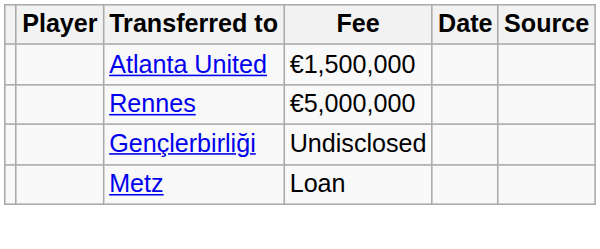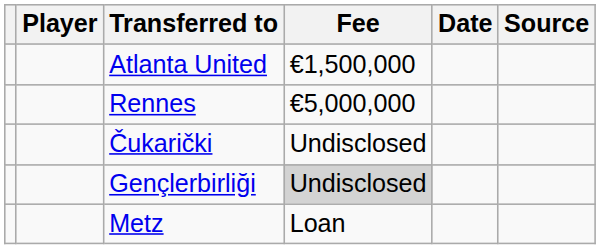+ row: (161, 143)
(358, 143) no background -> (358, 183) lightgrey background
